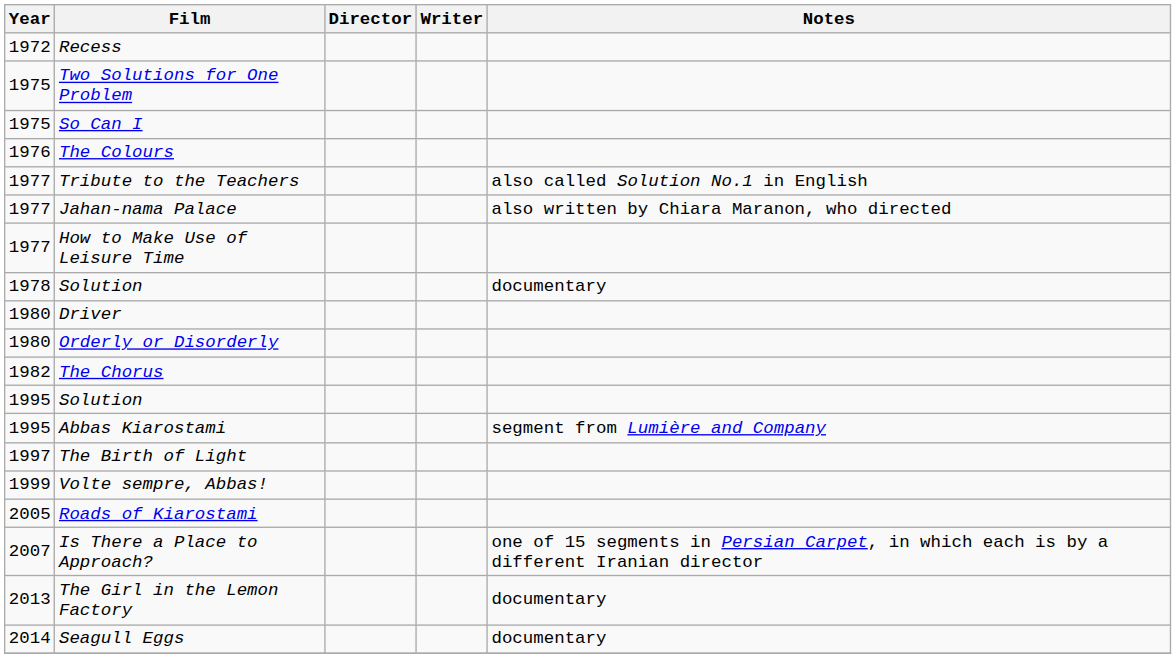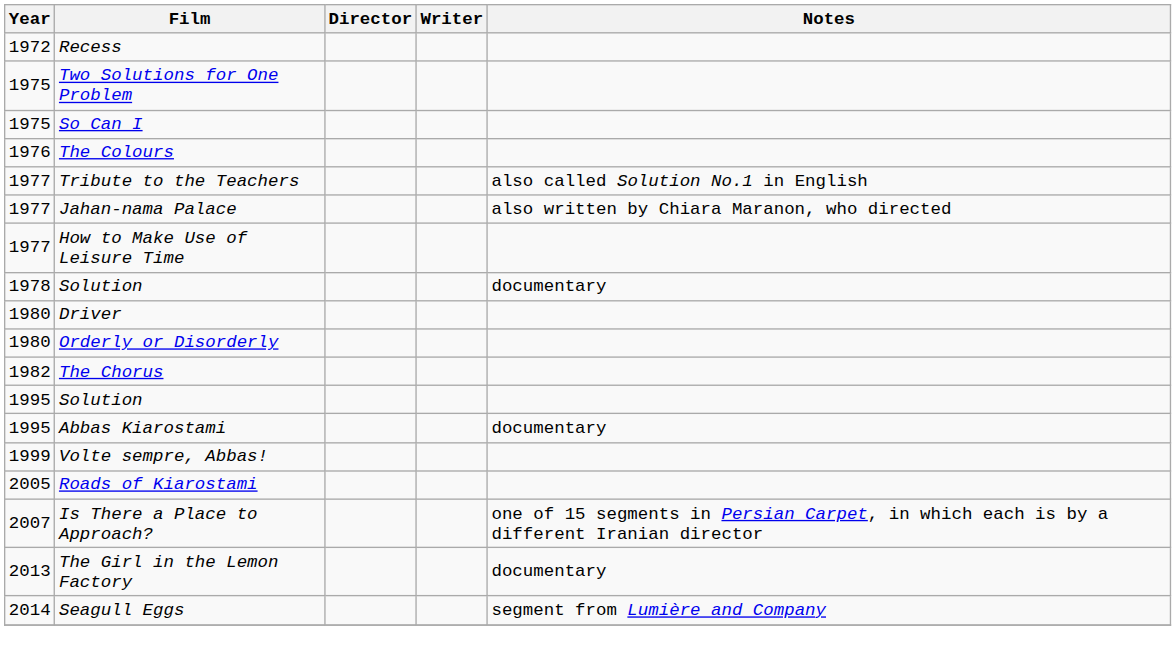(659, 428) segment from Lumière and Company -> (549, 428) documentary
- row: (30, 457)
(549, 639) documentary -> (659, 610) segment from Lumière and Company
